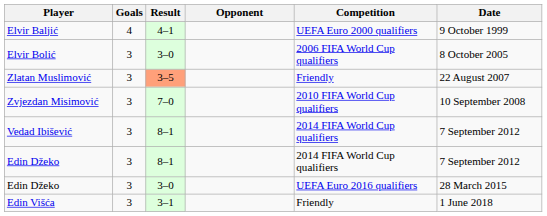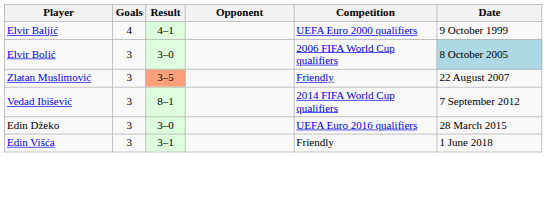(474, 54) no background -> (474, 54) lightblue background
- row: (53, 101)
- row: (33, 161)
